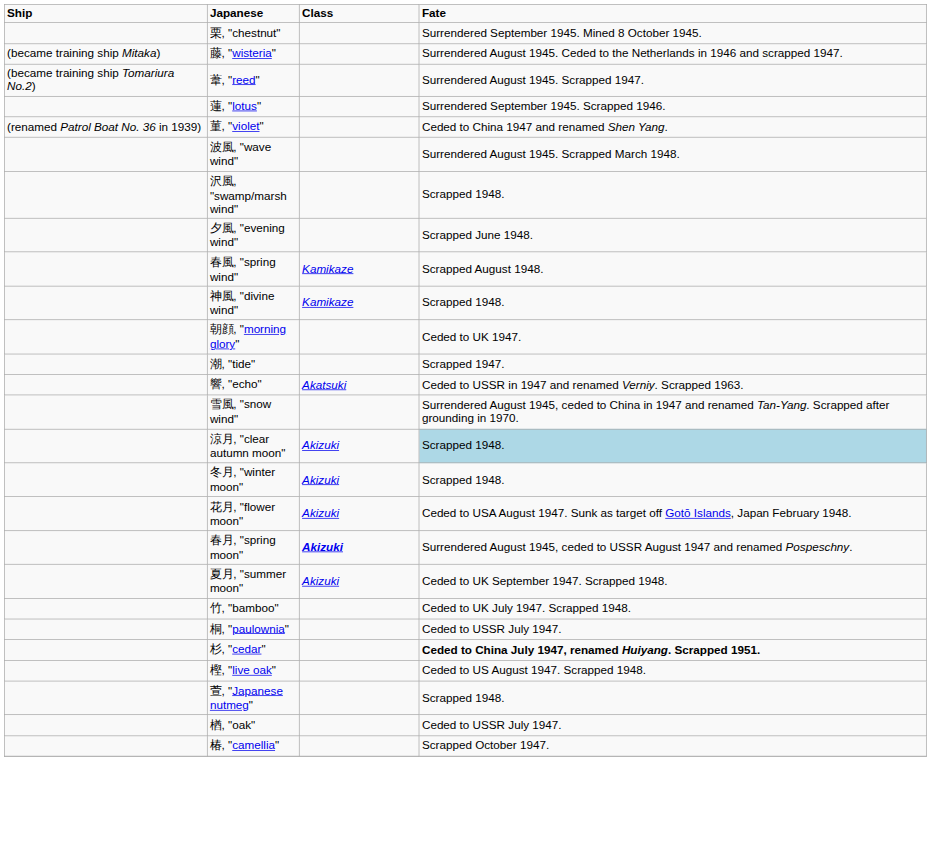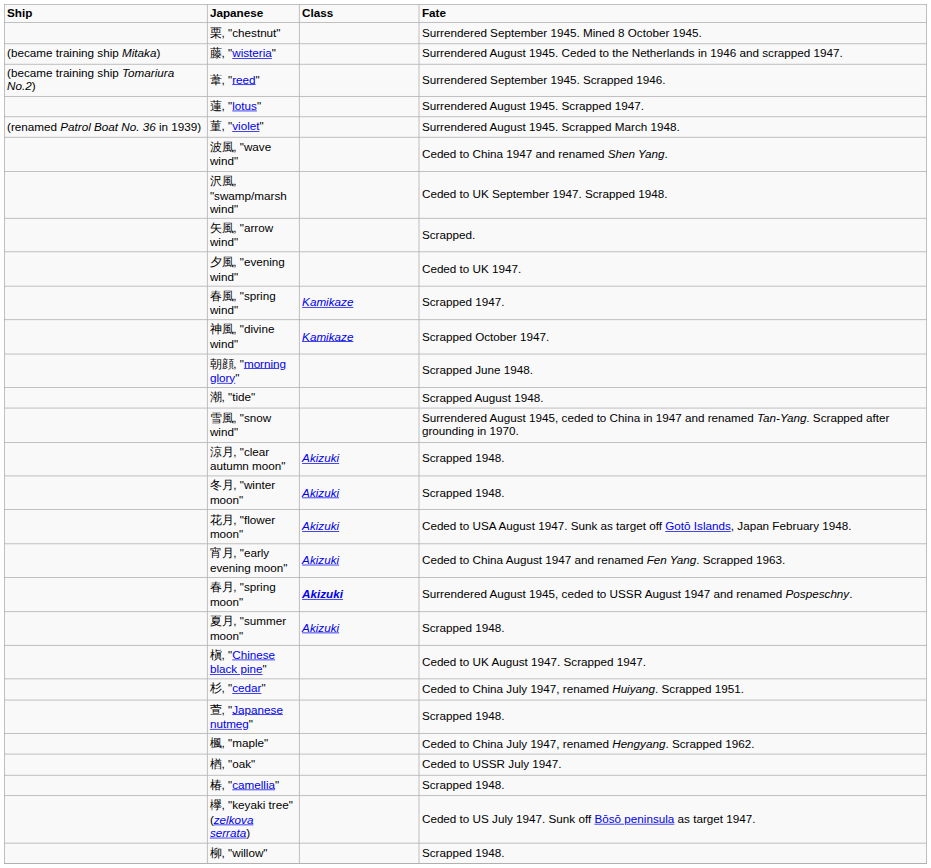(533, 80) Surrendered August 1945. Scrapped 1947. -> (544, 80) Surrendered September 1945. Scrapped 1946.
(544, 106) Surrendered September 1945. Scrapped 1946. -> (533, 106) Surrendered August 1945. Scrapped 1947.
(545, 127) Ceded to China 1947 and renamed Shen Yang. -> (551, 127) Surrendered August 1945. Scrapped March 1948.
(551, 154) Surrendered August 1945. Scrapped March 1948. -> (545, 154) Ceded to China 1947 and renamed Shen Yang.
(463, 194) Scrapped 1948. -> (545, 194) Ceded to UK September 1947. Scrapped 1948.
+ row: (241, 235)
(477, 235) Scrapped June 1948. -> (472, 269) Ceded to UK 1947.
(483, 269) Scrapped August 1948. -> (463, 303) Scrapped 1947.
(463, 303) Scrapped 1948. -> (486, 336) Scrapped October 1947.
(472, 336) Ceded to UK 1947. -> (477, 370) Scrapped June 1948.
(463, 364) Scrapped 1947. -> (483, 398) Scrapped August 1948.
- row: (236, 384)
(463, 446) lightblue background -> (463, 459) no background
+ row: (249, 561)
(545, 581) Ceded to UK September 1947. Scrapped 1948. -> (463, 628) Scrapped 1948.
- row: (244, 608)
+ row: (242, 662)
- row: (249, 629)
(591, 650) bold -> (583, 689) normal
- row: (243, 670)
+ row: (239, 743)
(486, 746) Scrapped October 1947. -> (463, 785) Scrapped 1948.
+ row: (251, 819)
+ row: (239, 852)
